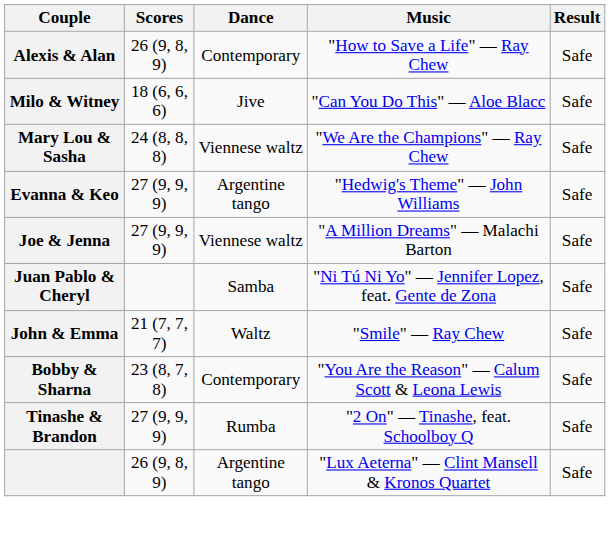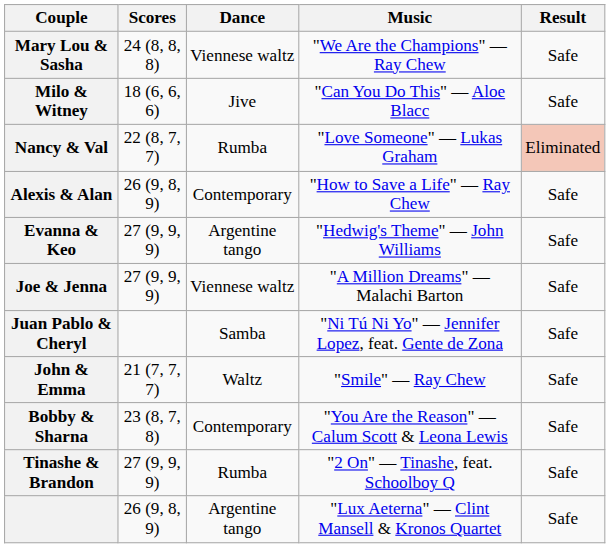rows swapped: (64, 147) <-> (65, 54)
+ row: (61, 147)
